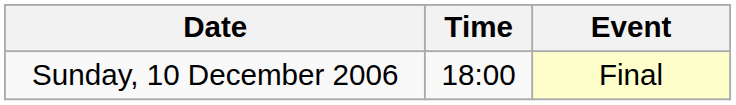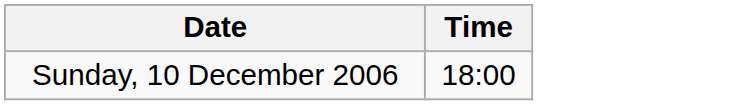- column: (631, 27)
